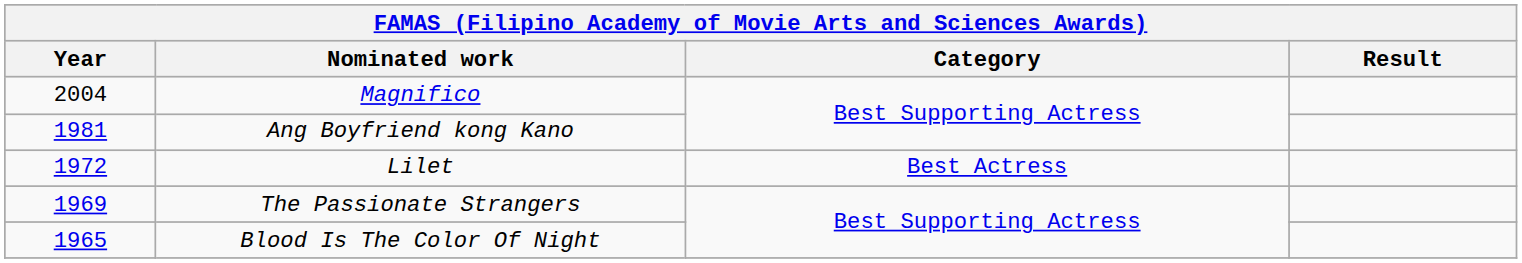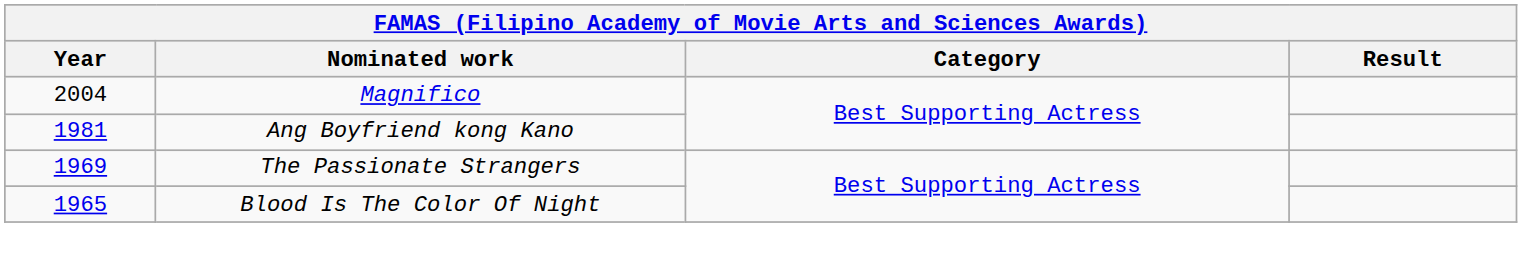- row: (420, 168)
